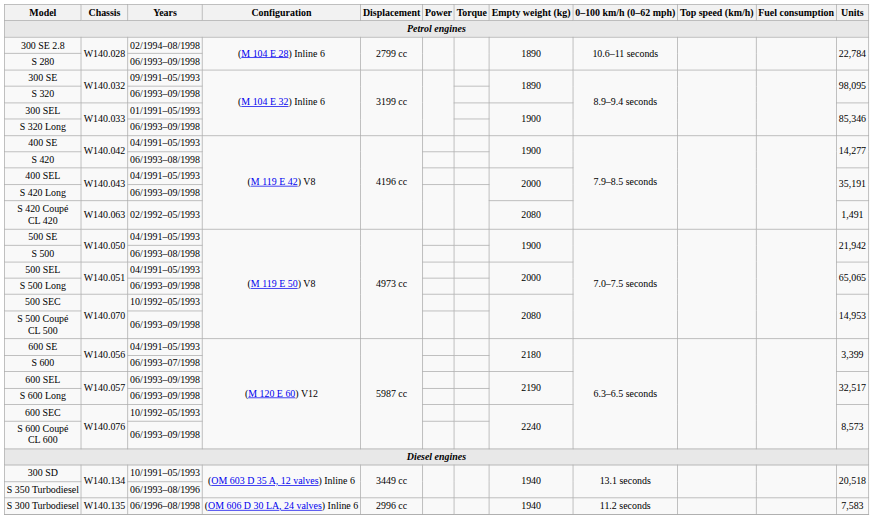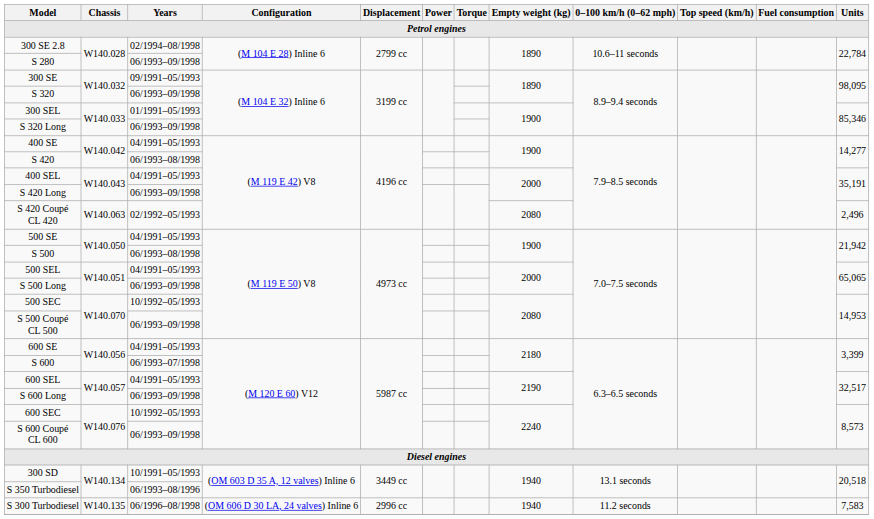(852, 214) 1,491 -> (852, 214) 2,496
(165, 379) 06/1993–09/1998 -> (165, 379) 04/1991–05/1993
